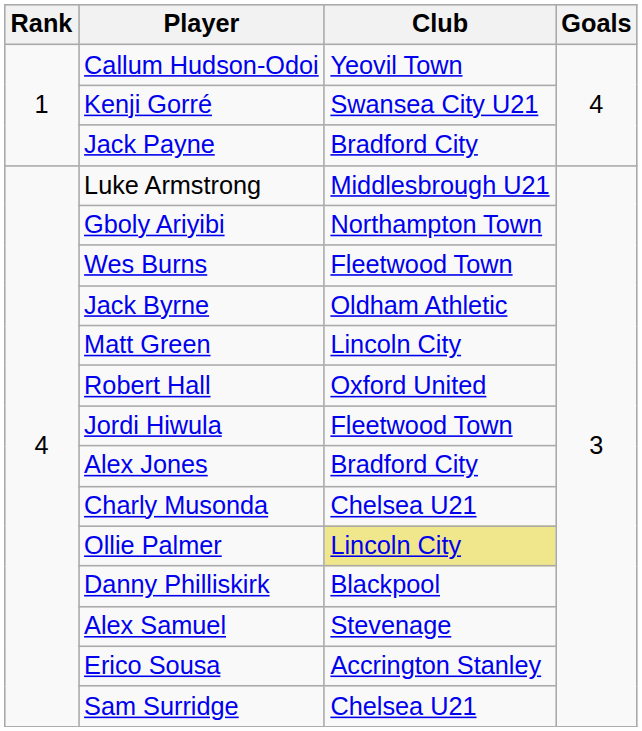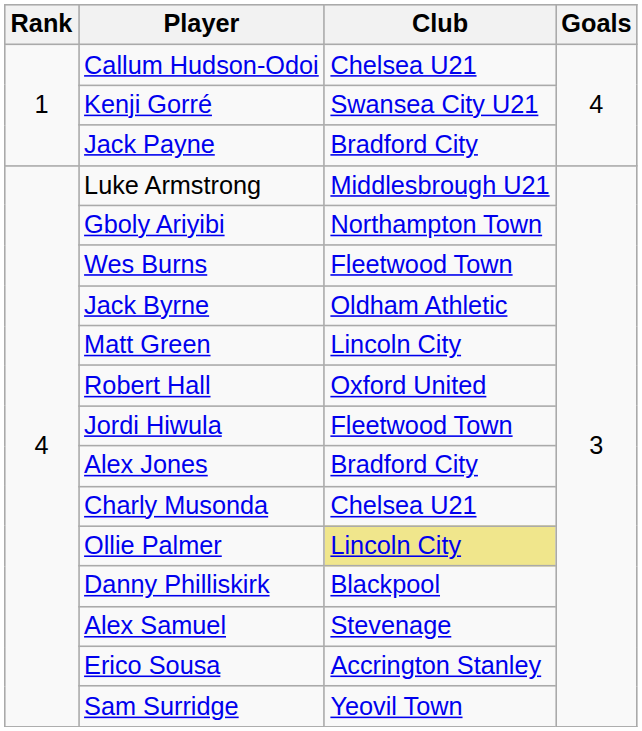(396, 64) Yeovil Town -> (403, 64) Chelsea U21
(403, 706) Chelsea U21 -> (396, 706) Yeovil Town
